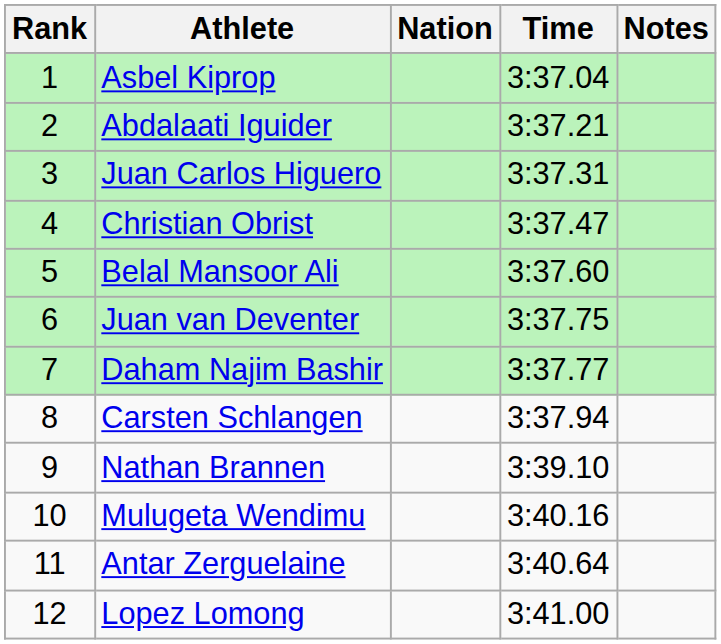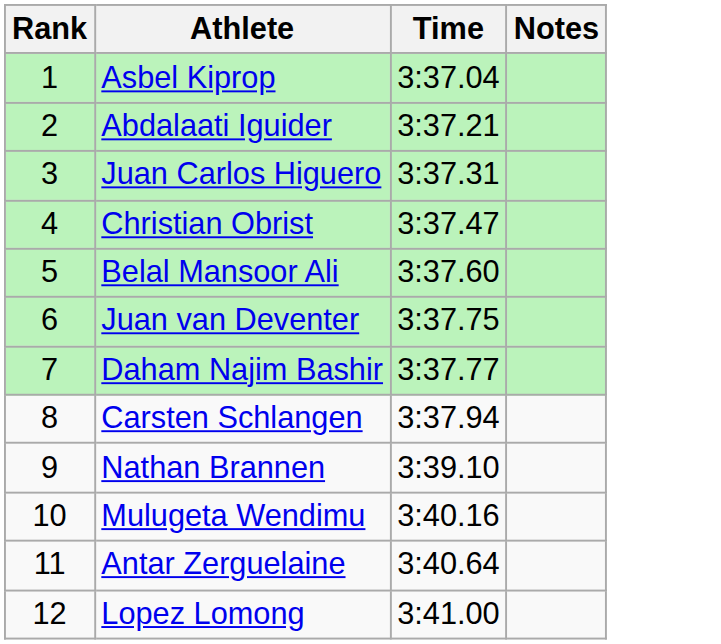- column: (445, 28)
